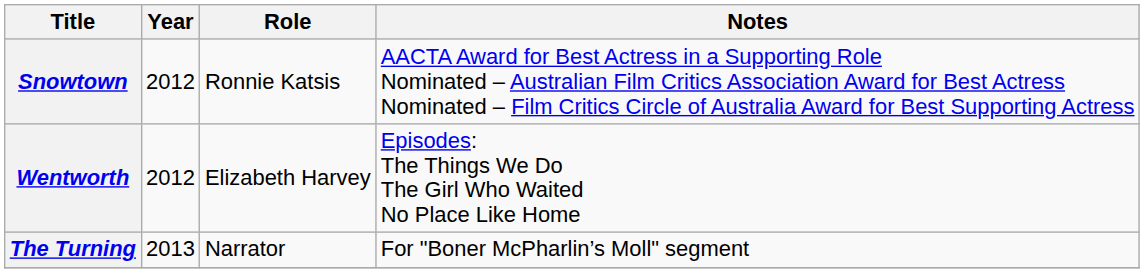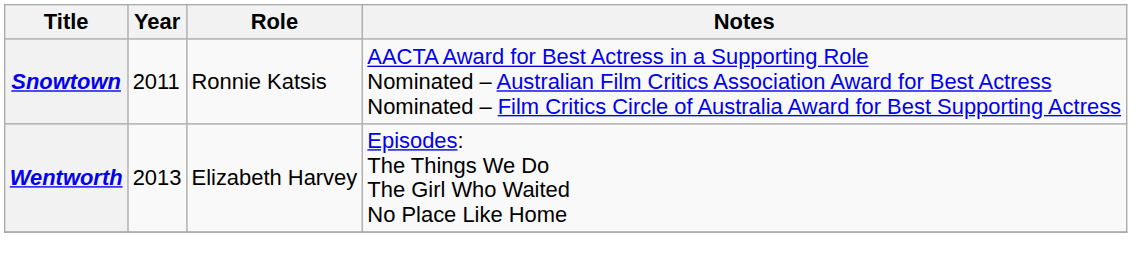(170, 81) 2012 -> (156, 81) 2011
(170, 177) 2012 -> (157, 177) 2013
- row: (73, 249)
